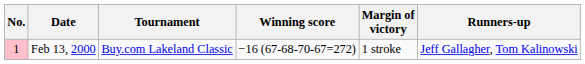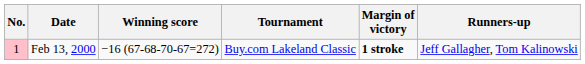columns swapped: (167, 22) <-> (297, 22)
(381, 49) normal -> (383, 49) bold
